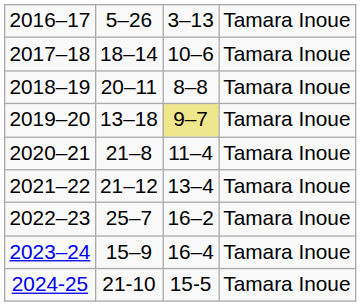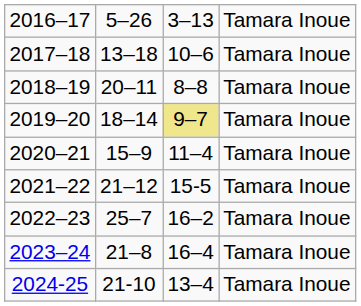(129, 53) 18–14 -> (129, 53) 13–18
(129, 119) 13–18 -> (129, 119) 18–14
(129, 152) 21–8 -> (129, 152) 15–9
(191, 185) 13–4 -> (191, 185) 15-5
(129, 251) 15–9 -> (129, 251) 21–8
(191, 284) 15-5 -> (191, 284) 13–4
